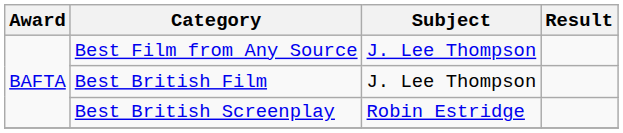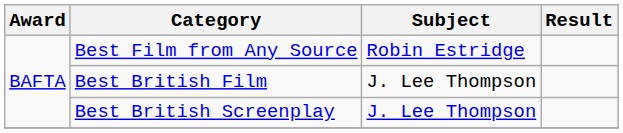(451, 51) J. Lee Thompson -> (446, 51) Robin Estridge
(446, 112) Robin Estridge -> (451, 112) J. Lee Thompson
